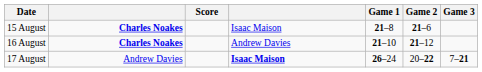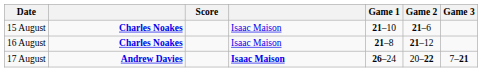(384, 28) 21–8 -> (384, 28) 21–10
(261, 44) Andrew Davies -> (256, 44) Isaac Maison
(384, 44) 21–10 -> (384, 44) 21–8
(153, 59) normal -> (152, 59) bold
